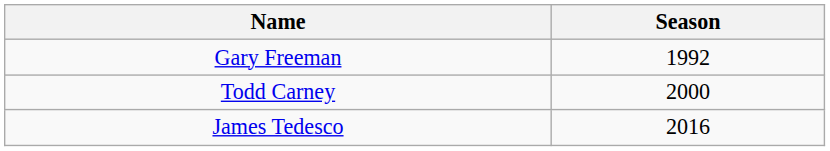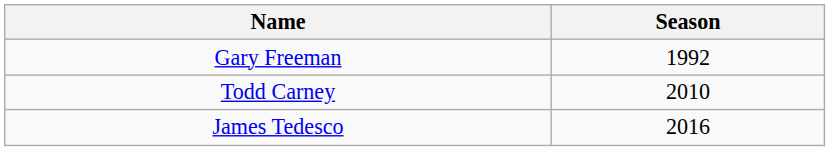(688, 92) 2000 -> (688, 92) 2010
